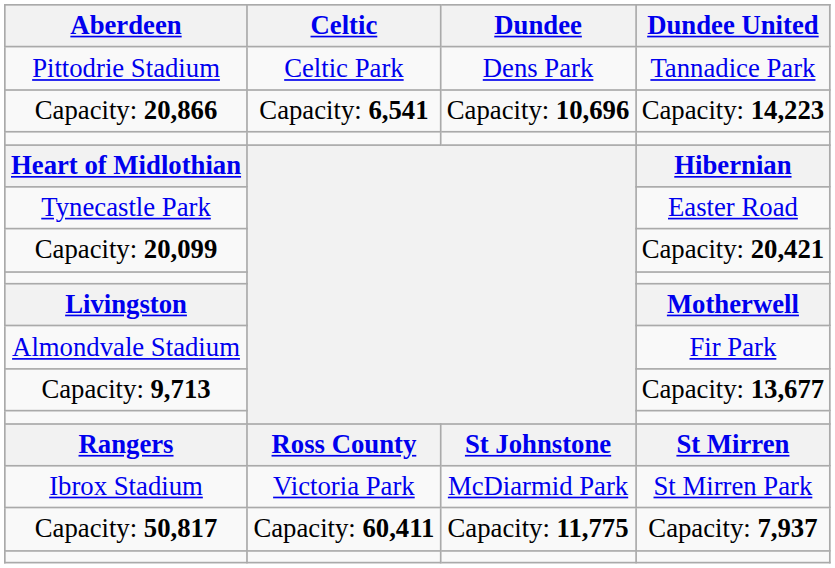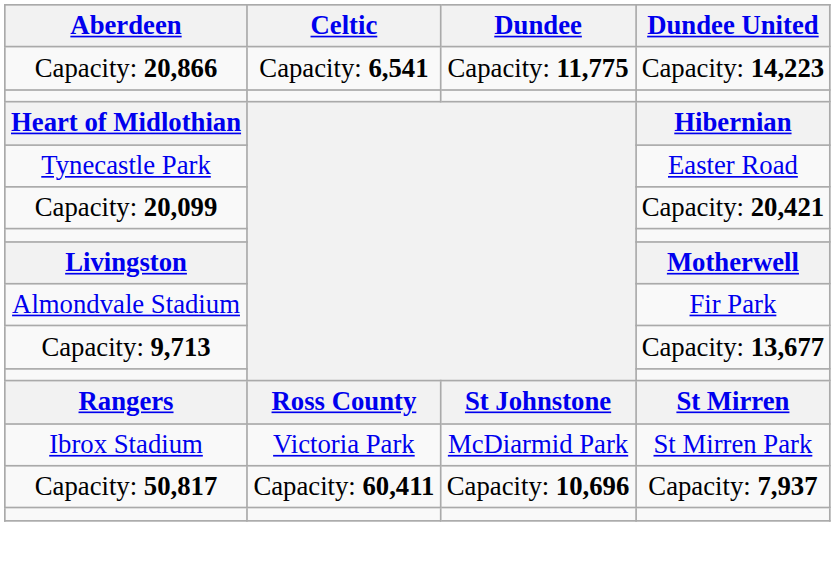- row: (126, 68)
(538, 110) Capacity: 10,696 -> (538, 68) Capacity: 11,775
(538, 528) Capacity: 11,775 -> (538, 486) Capacity: 10,696
